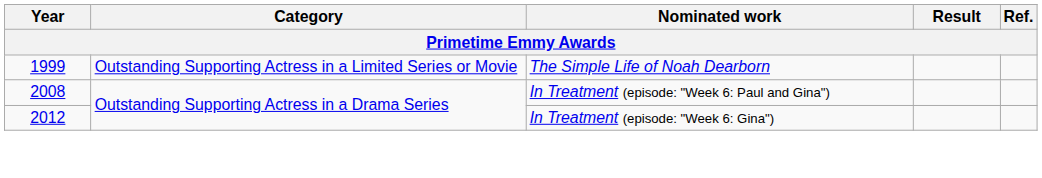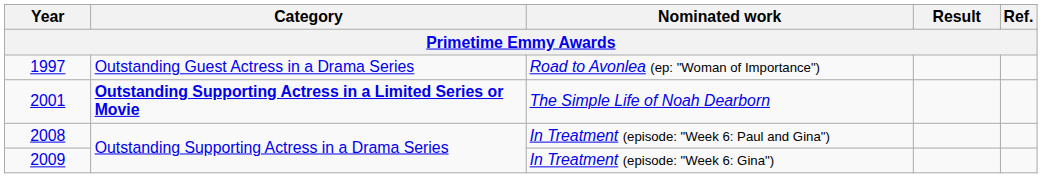+ row: (675, 67)
(48, 67) 1999 -> (48, 101) 2001
(306, 67) normal -> (299, 101) bold
(48, 117) 2012 -> (48, 160) 2009
